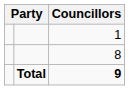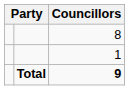rows swapped: (118, 54) <-> (118, 34)
